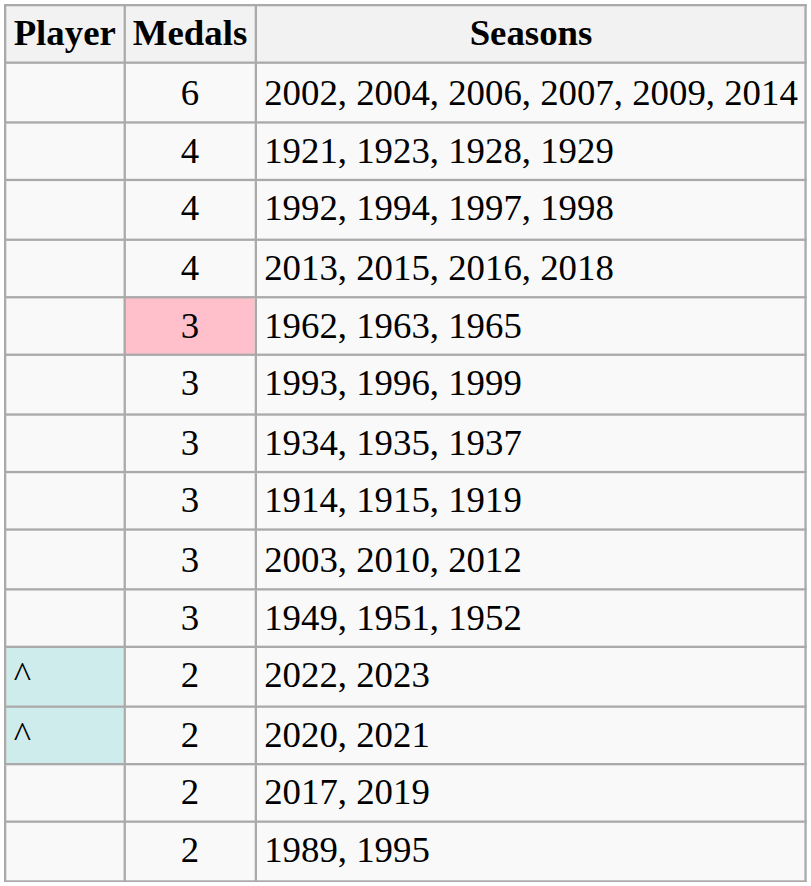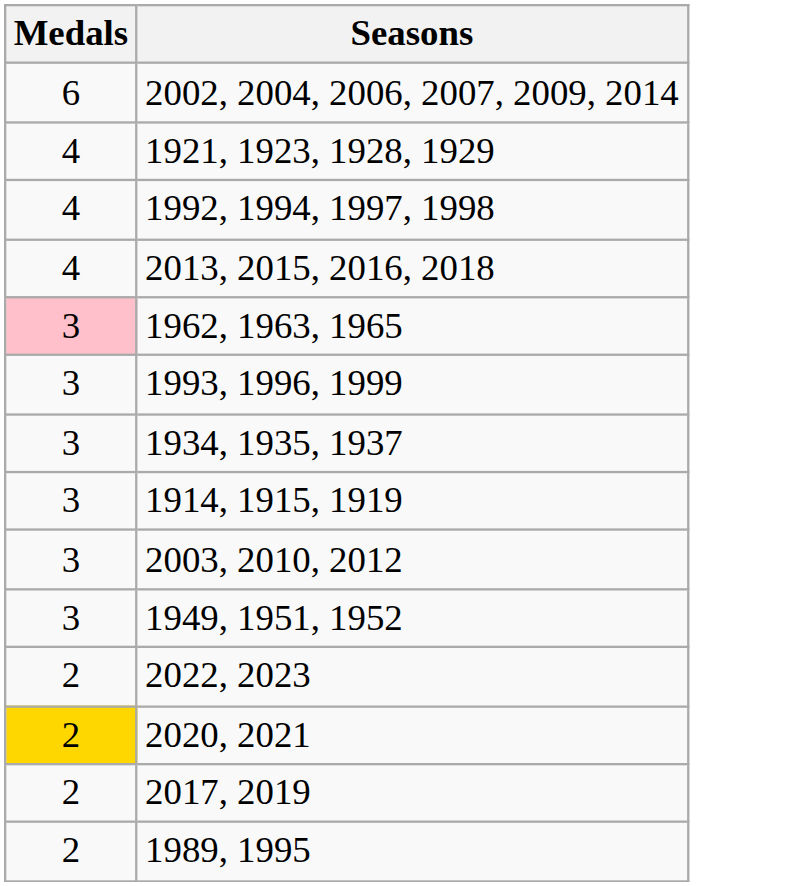- column: (65, 33)
(190, 734) no background -> (71, 734) gold background
